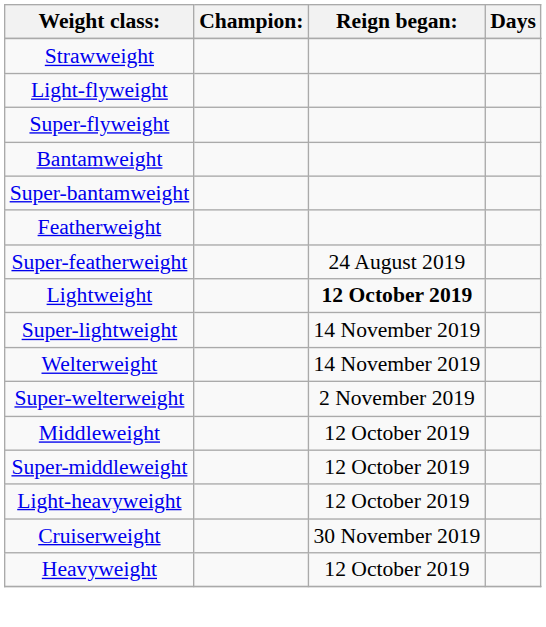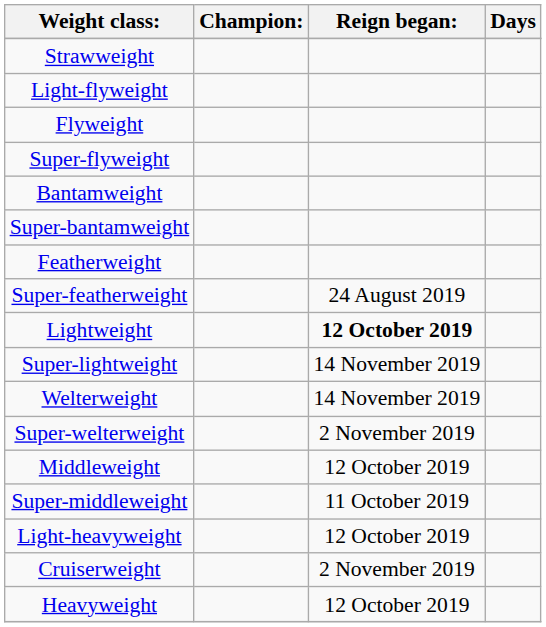+ row: (99, 124)
(397, 466) 12 October 2019 -> (397, 501) 11 October 2019
(397, 535) 30 November 2019 -> (397, 569) 2 November 2019
